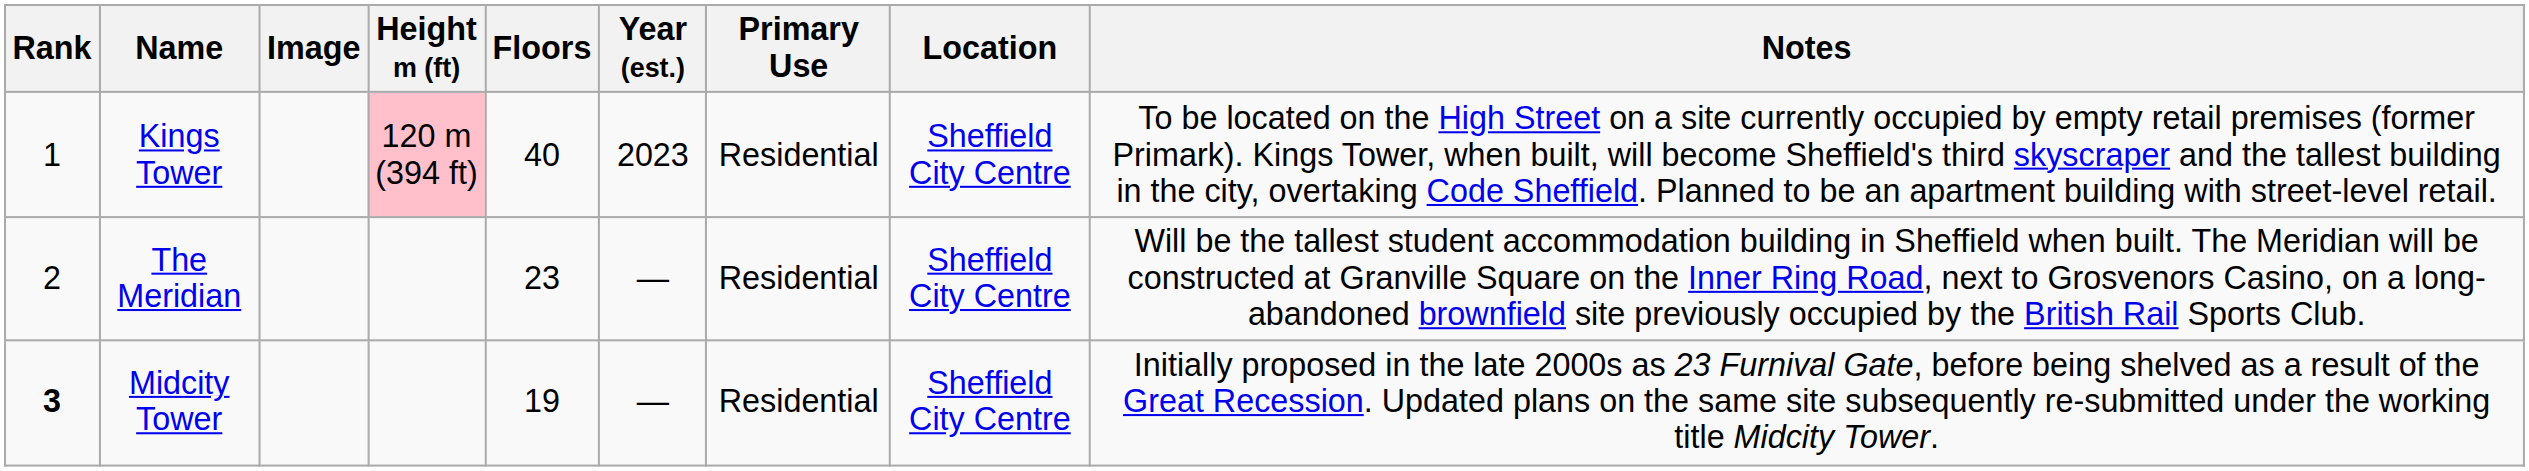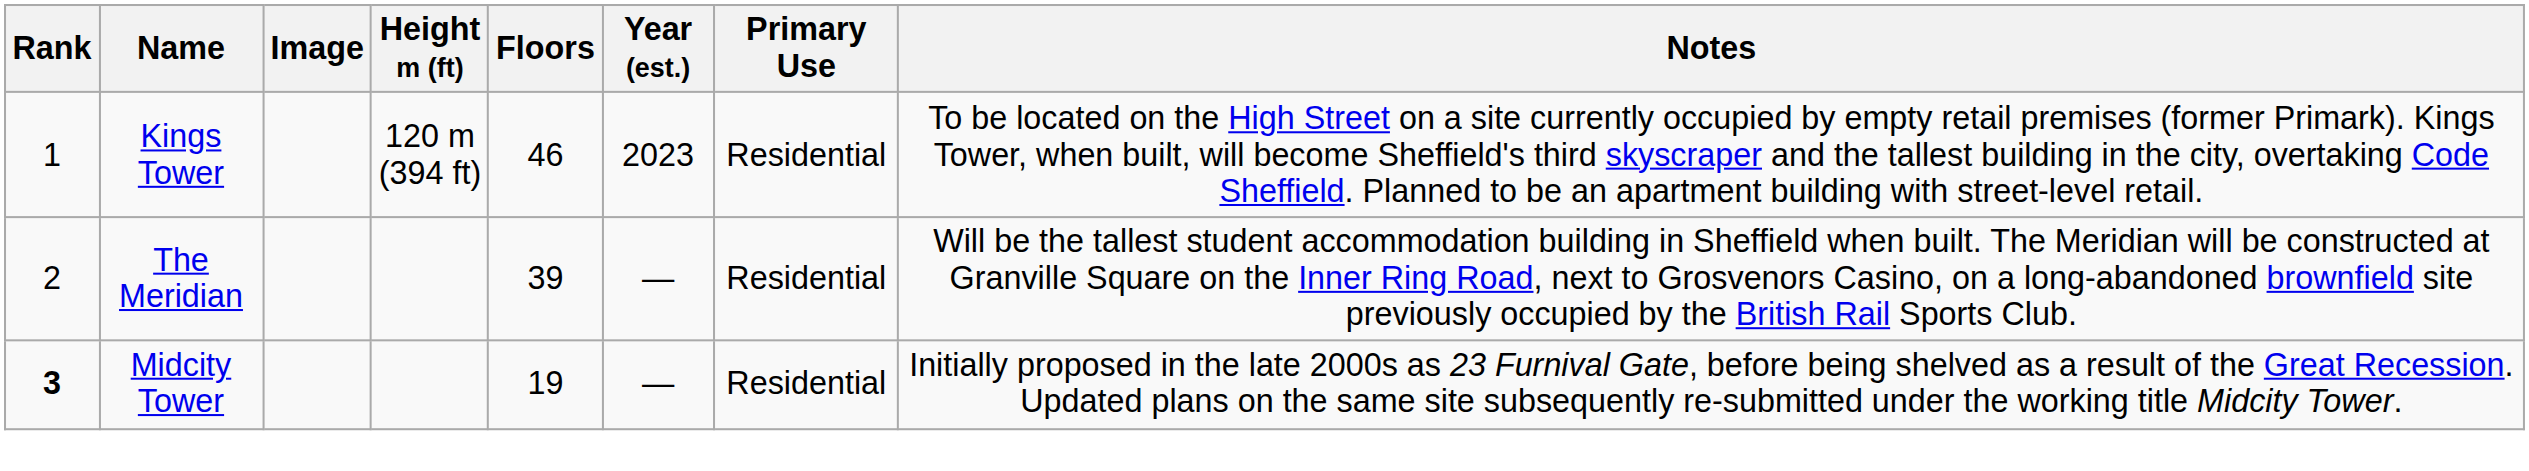- column: (990, 48)
(427, 154) pink background -> (430, 154) no background
(542, 154) 40 -> (545, 154) 46
(542, 278) 23 -> (545, 278) 39
